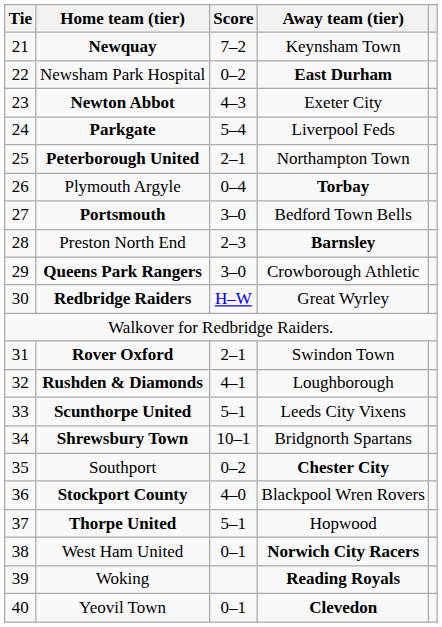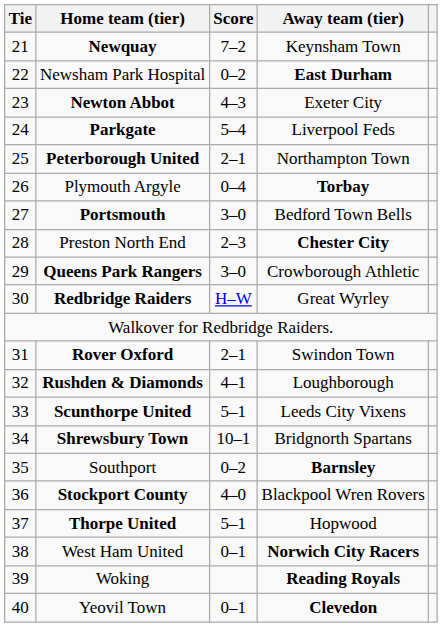(343, 242) Barnsley -> (343, 242) Chester City
(343, 466) Chester City -> (343, 466) Barnsley
